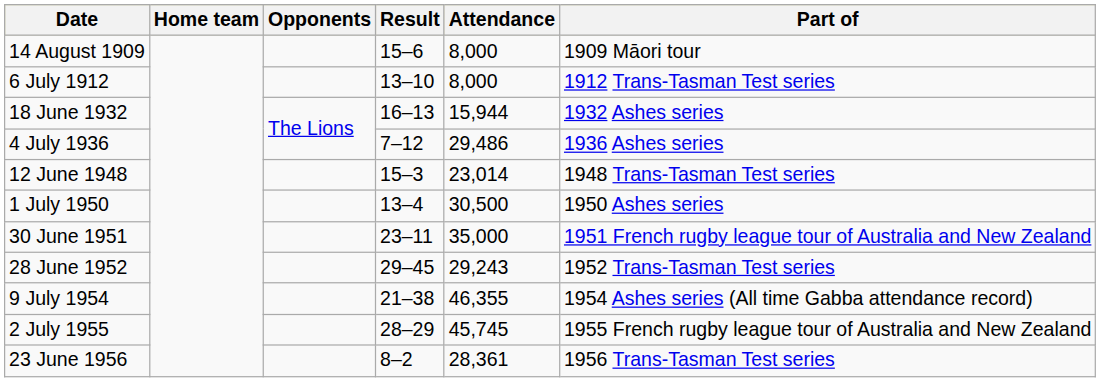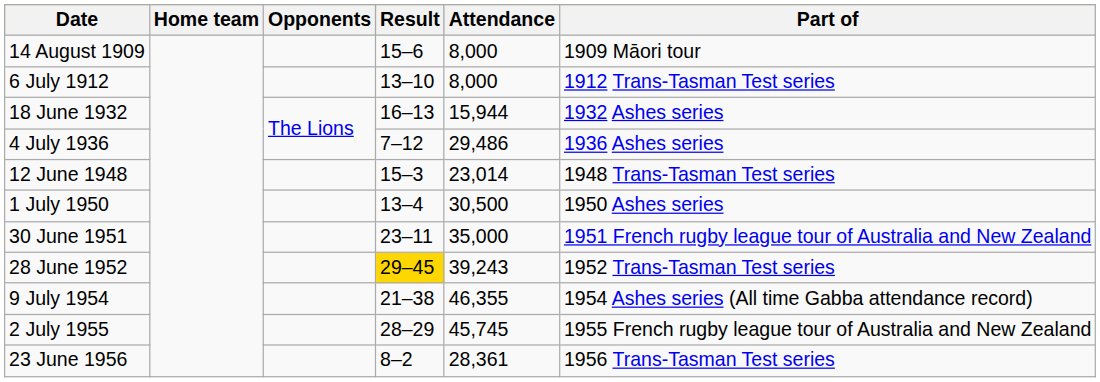(407, 267) no background -> (407, 267) gold background
(479, 267) 29,243 -> (479, 267) 39,243
